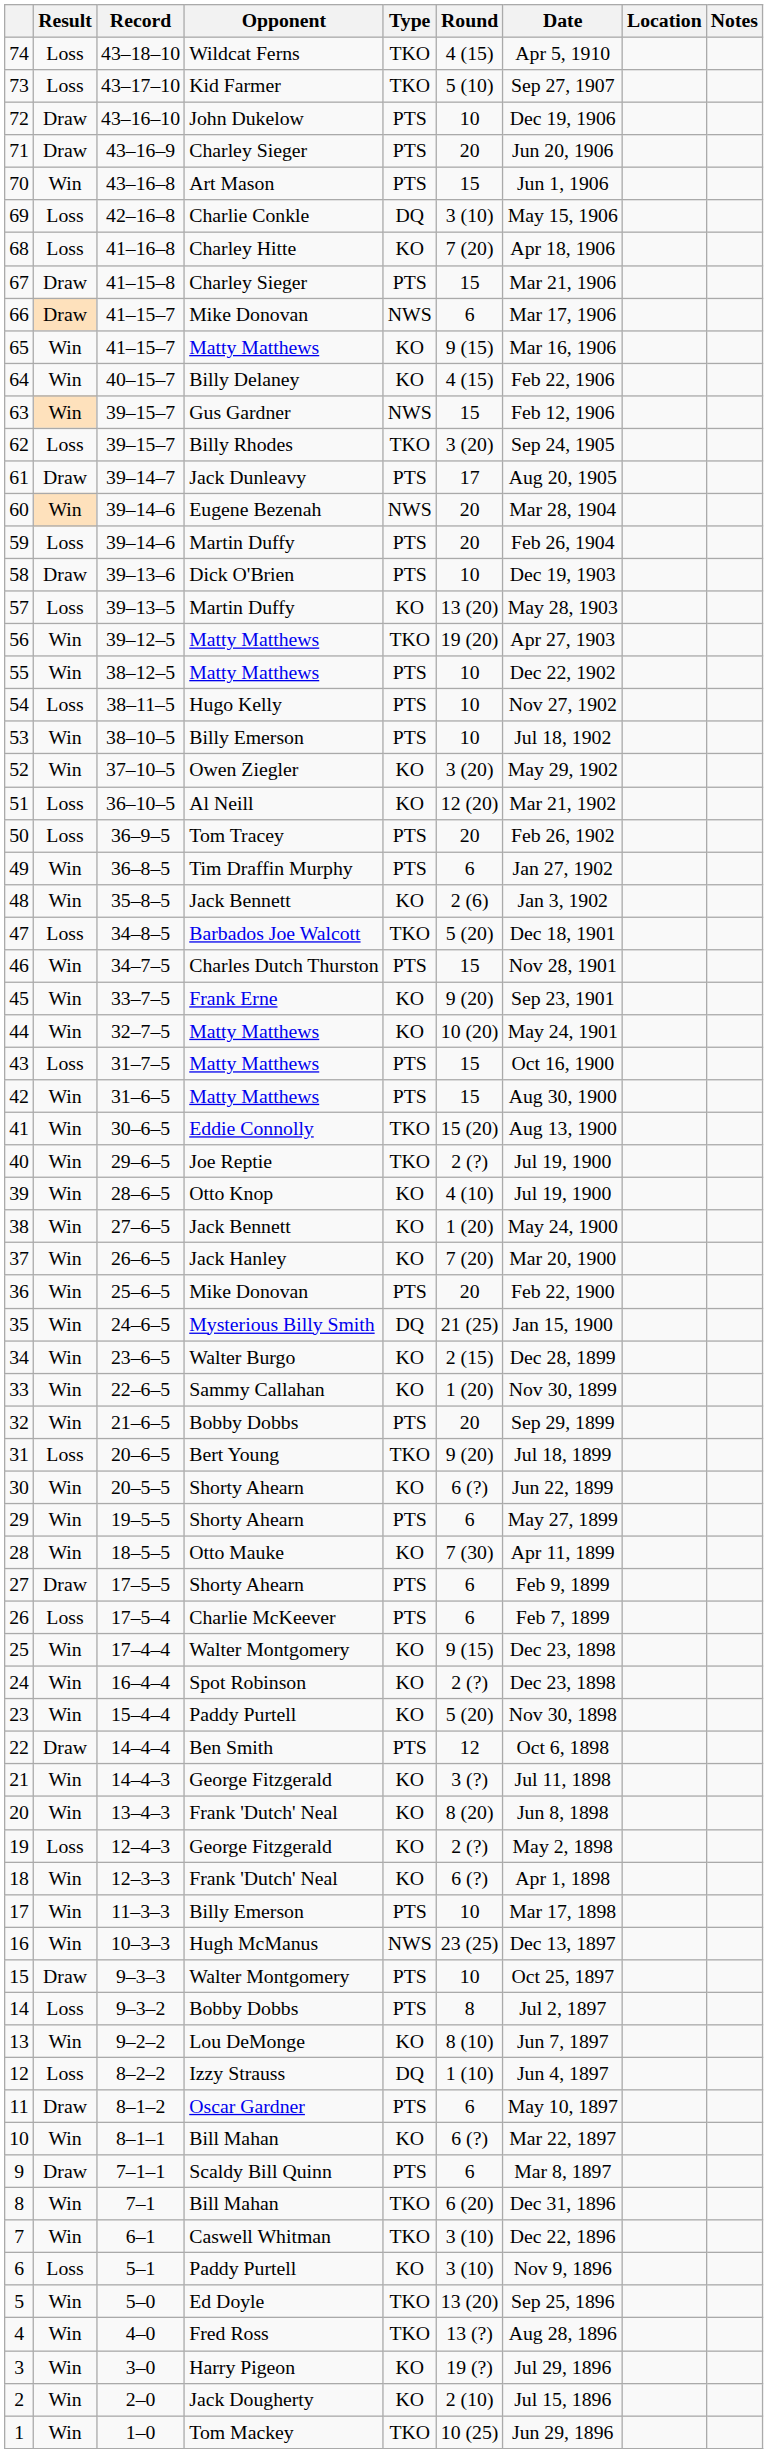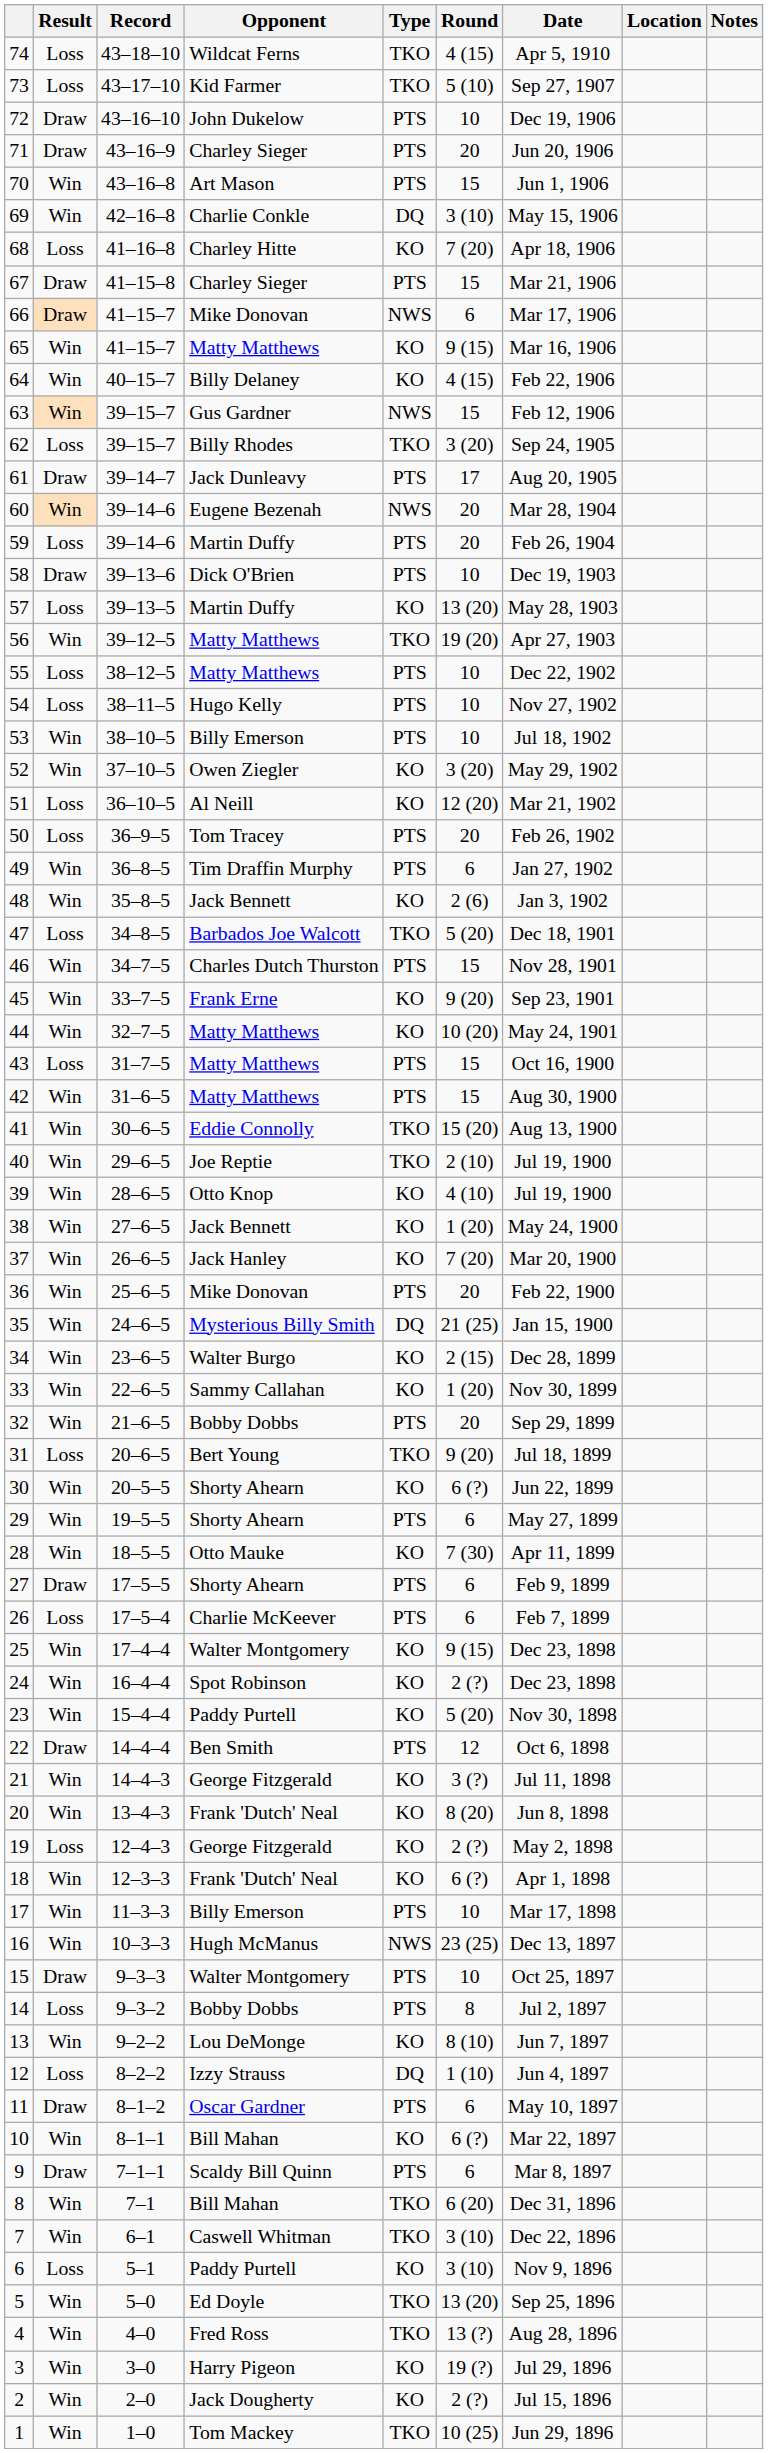(65, 216) Loss -> (65, 216) Win
(65, 672) Win -> (65, 672) Loss
(470, 1161) 2 (?) -> (470, 1161) 2 (10)
(470, 2399) 2 (10) -> (470, 2399) 2 (?)
